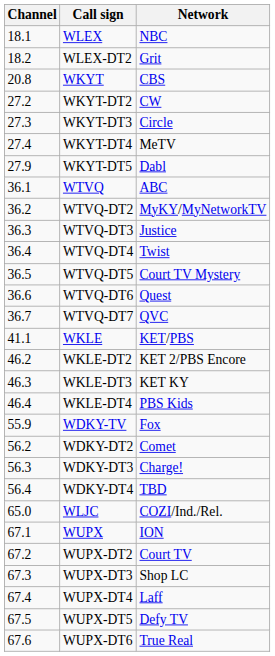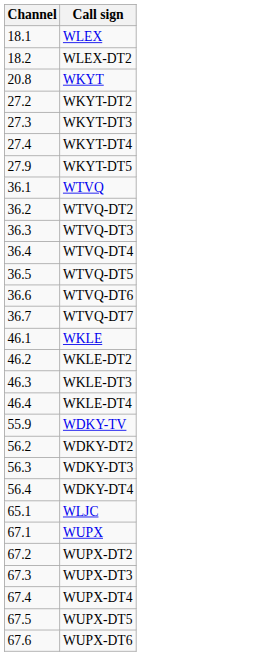- column: (203, 15)
(19, 338) 41.1 -> (19, 338) 46.1
(19, 511) 65.0 -> (19, 511) 65.1
